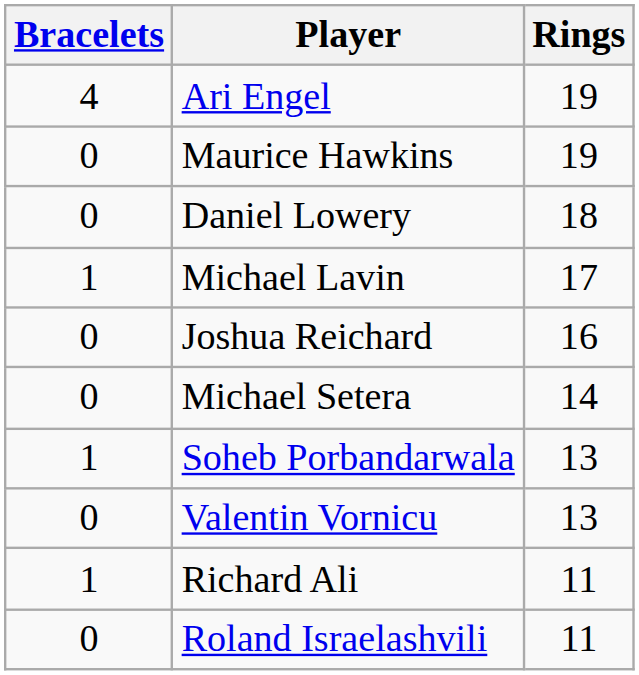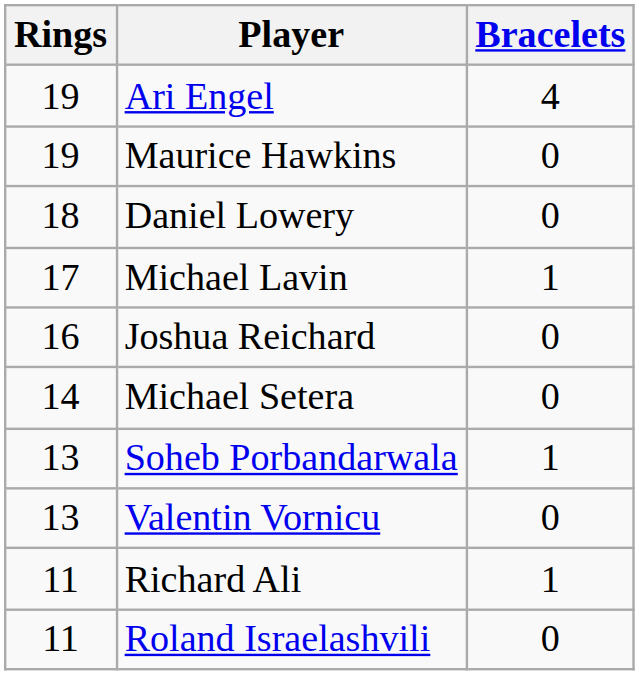columns swapped: (579, 34) <-> (89, 34)
